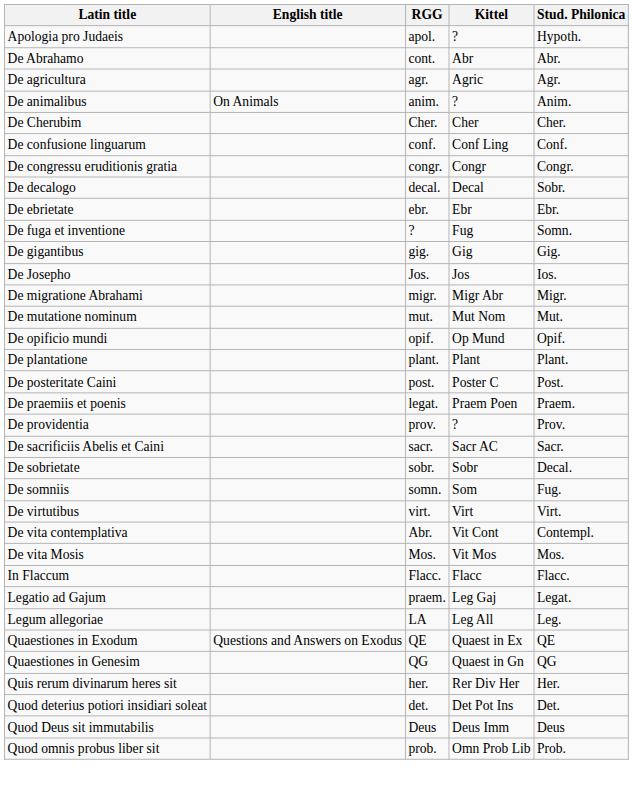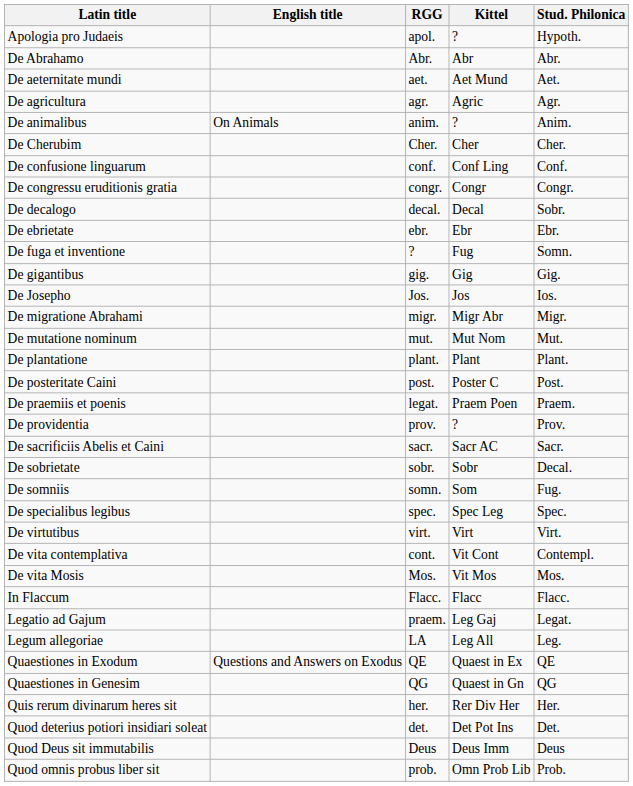(422, 58) cont. -> (420, 58) Abr.
+ row: (65, 79)
- row: (57, 338)
+ row: (69, 511)
(420, 532) Abr. -> (422, 554) cont.
